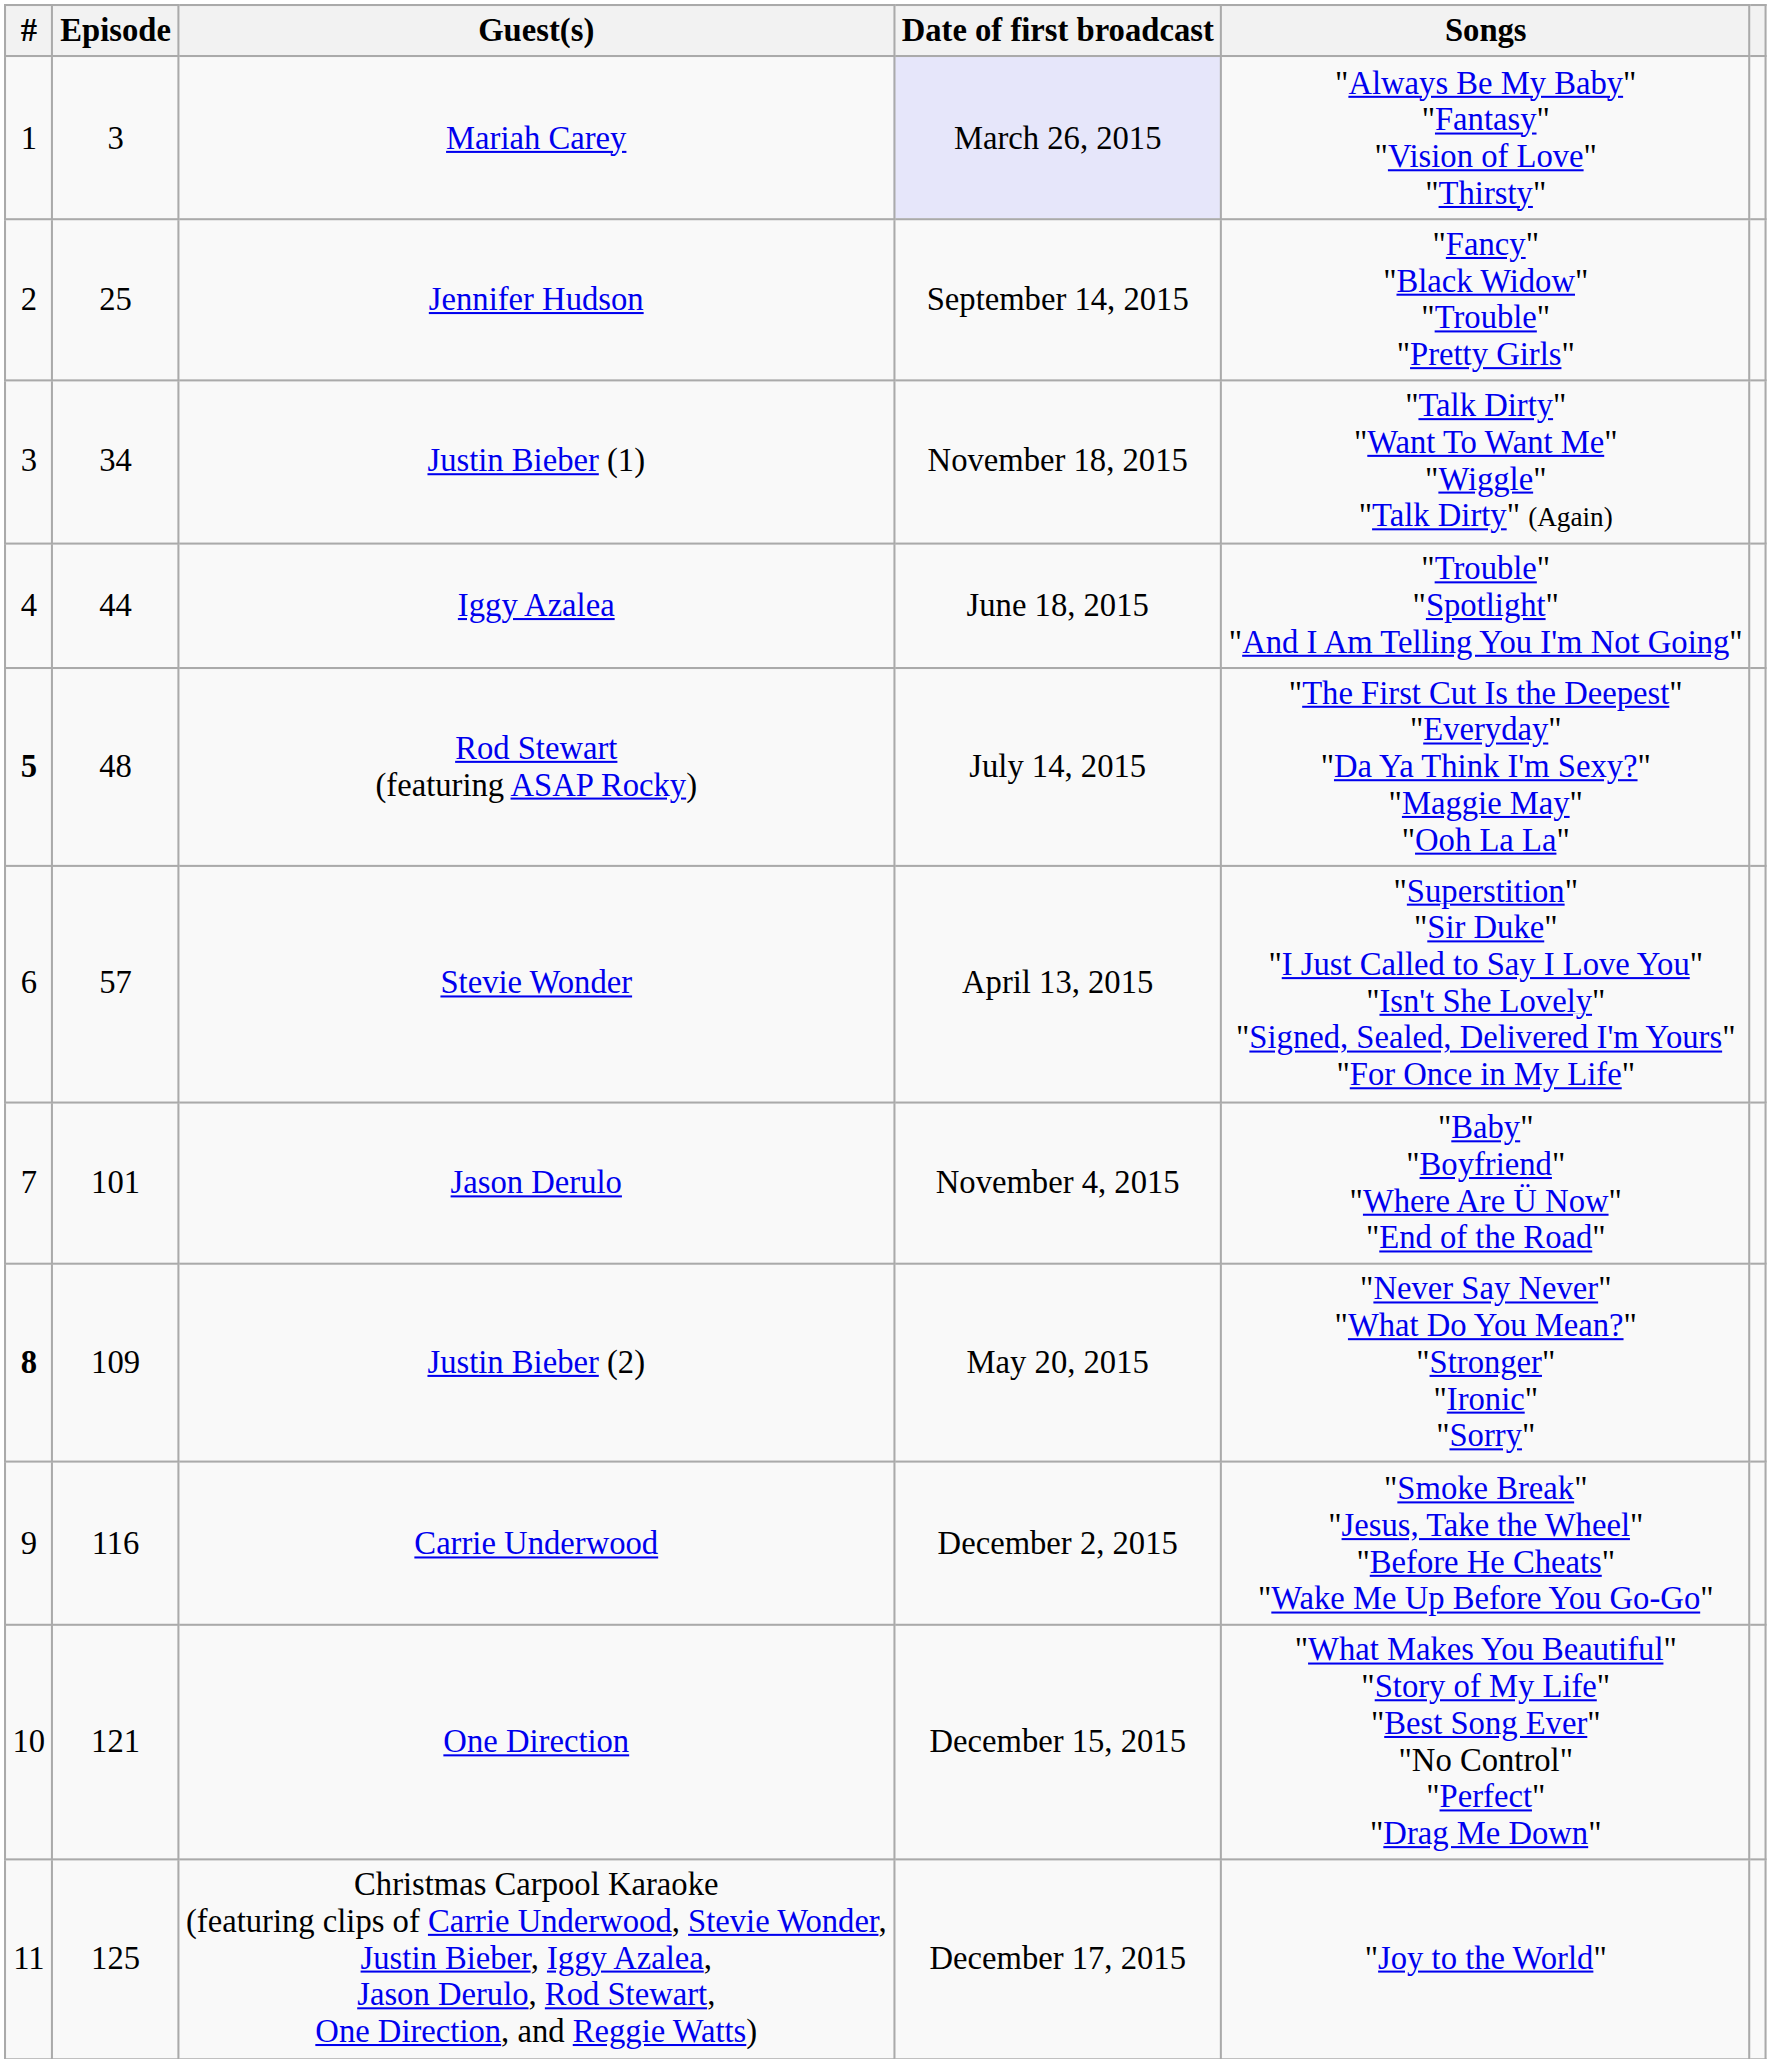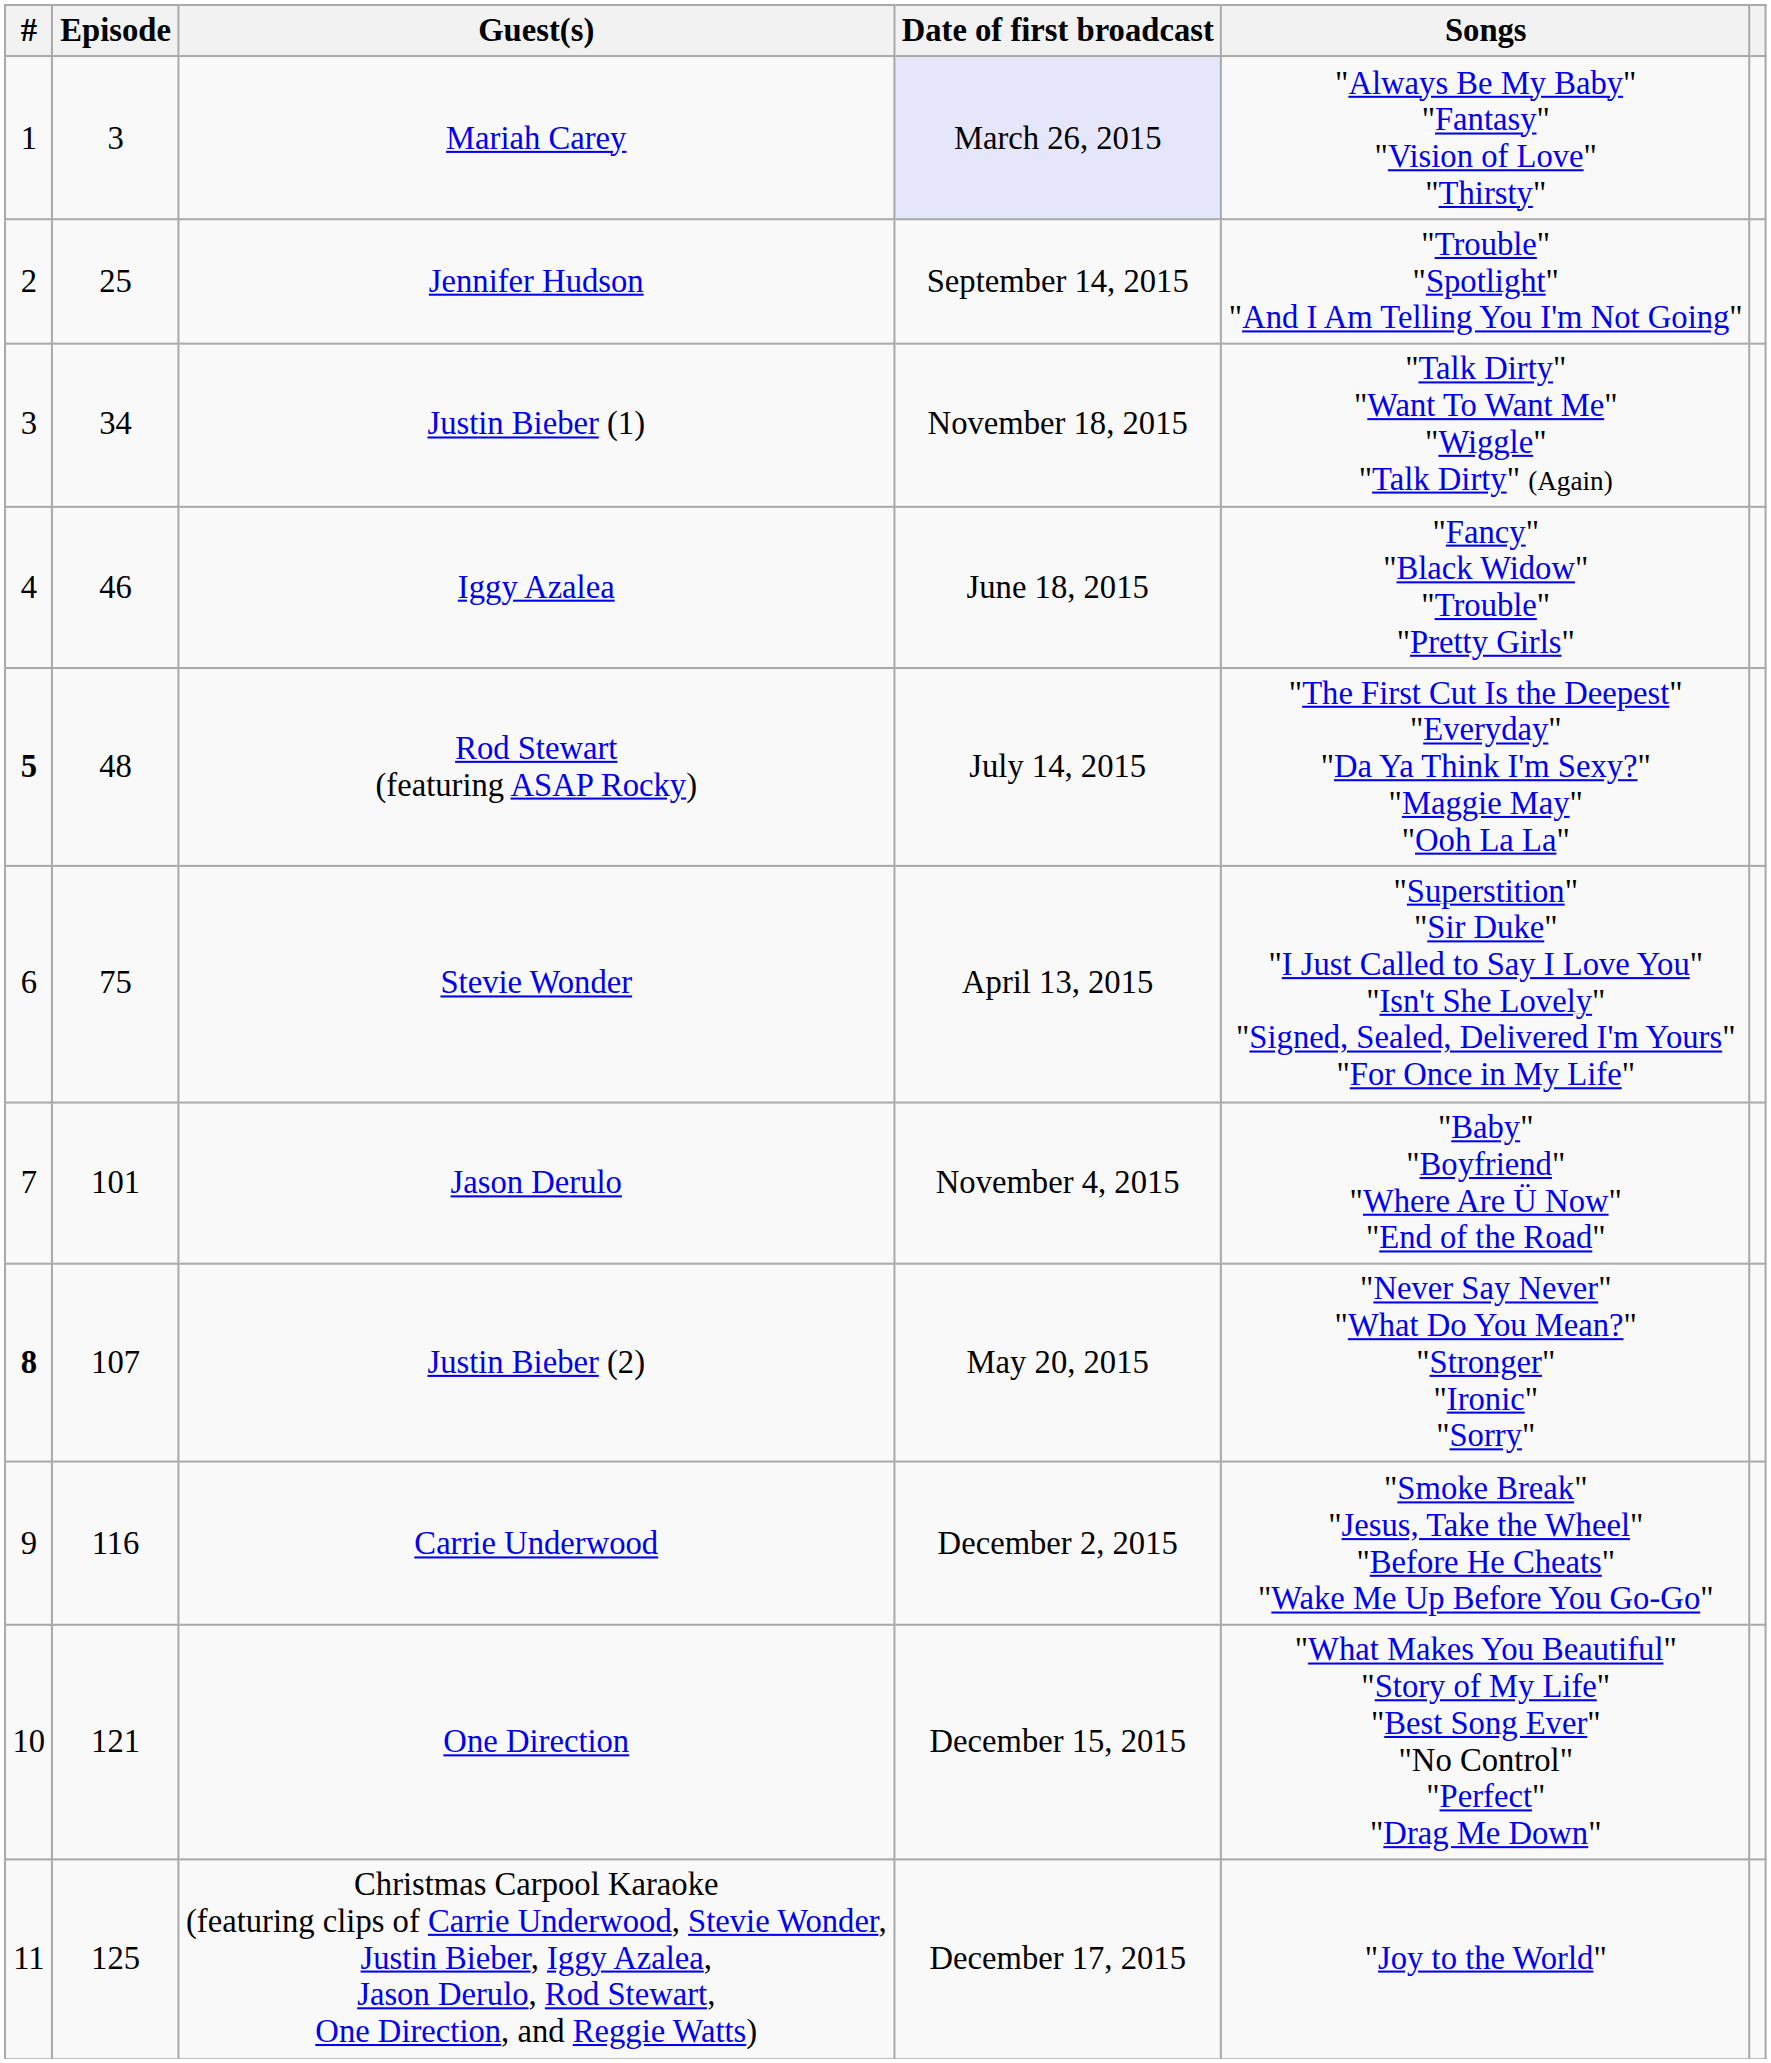(1486, 299) "Fancy" "Black Widow" "Trouble" "Pretty Girls" -> (1486, 280) "Trouble" "Spotlight" "And I Am Telling You I'm Not Going"
(116, 604) 44 -> (116, 586) 46
(1486, 604) "Trouble" "Spotlight" "And I Am Telling You I'm Not Going" -> (1486, 586) "Fancy" "Black Widow" "Trouble" "Pretty Girls"
(116, 983) 57 -> (116, 983) 75
(116, 1362) 109 -> (116, 1362) 107
